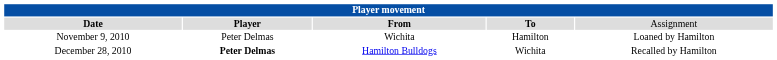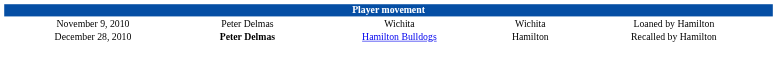- row: (93, 23)
(530, 37) Hamilton -> (530, 23) Wichita
(530, 50) Wichita -> (530, 37) Hamilton
